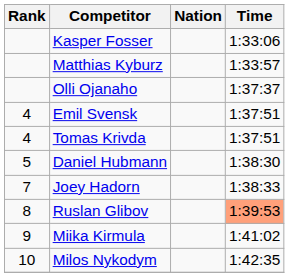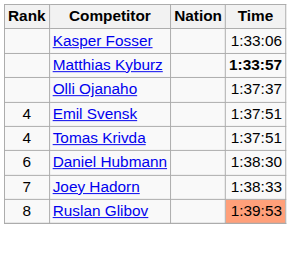(255, 65) normal -> (256, 65) bold
(27, 162) 5 -> (27, 162) 6
- row: (99, 235)
- row: (105, 260)
